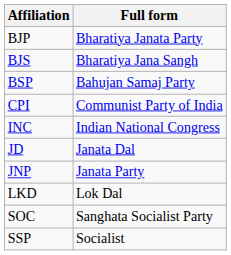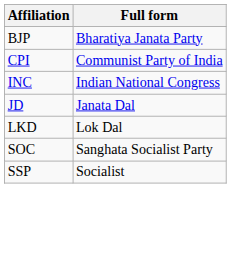- row: (19, 60)
- row: (20, 82)
- row: (19, 171)
